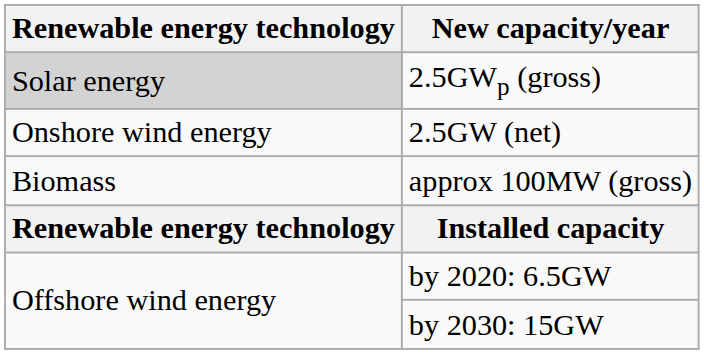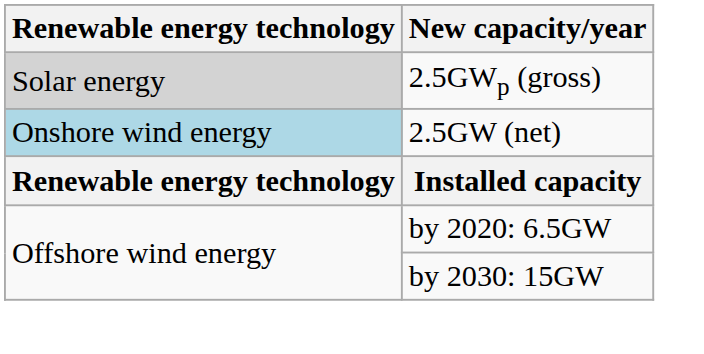(142, 132) no background -> (142, 132) lightblue background
- row: (551, 180)
